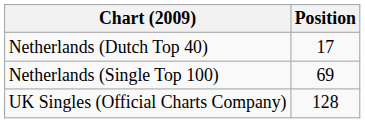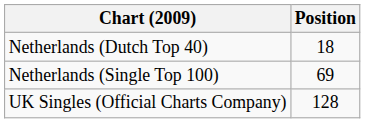(325, 46) 17 -> (325, 46) 18
